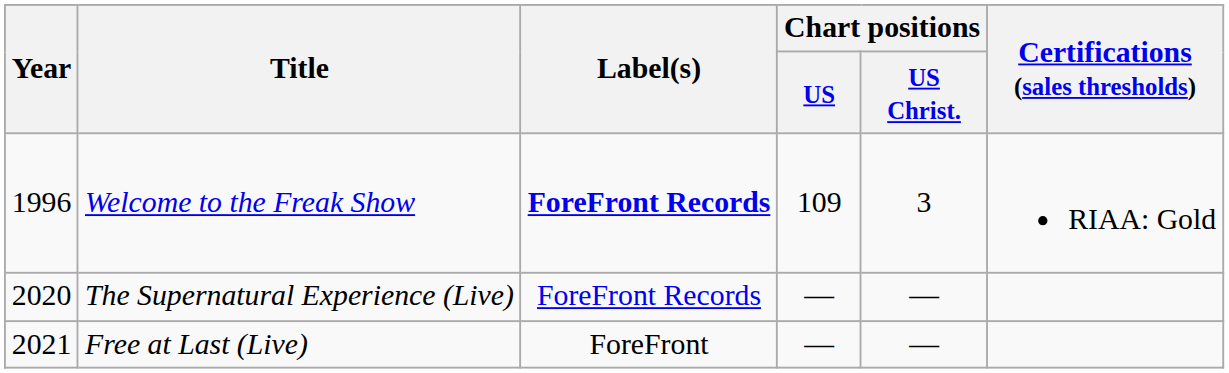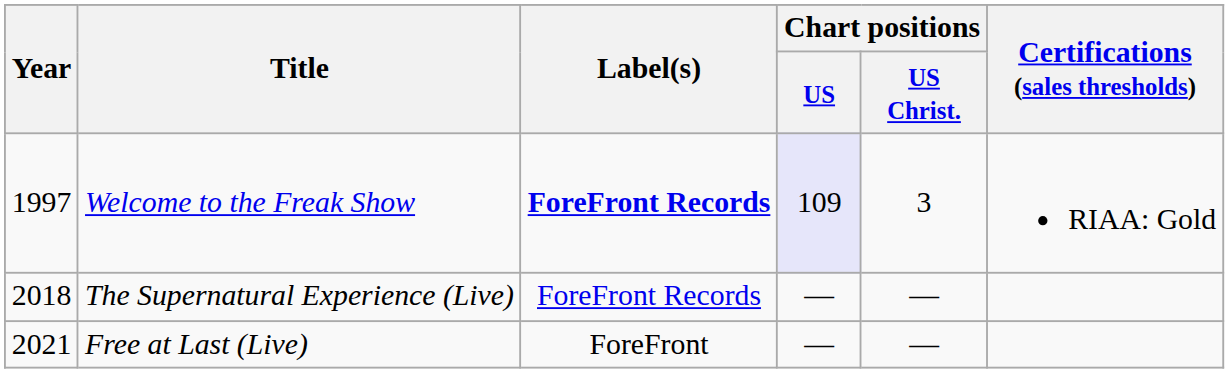(42, 202) 1996 -> (42, 202) 1997
(819, 202) no background -> (819, 202) lavender background
(42, 296) 2020 -> (42, 296) 2018
